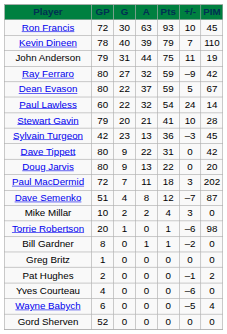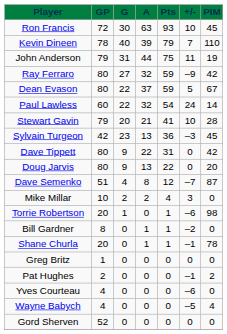- row: (48, 182)
+ row: (48, 244)
(103, 306) 6 -> (103, 306) 4
